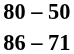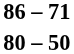rows swapped: (37, 12) <-> (37, 42)
